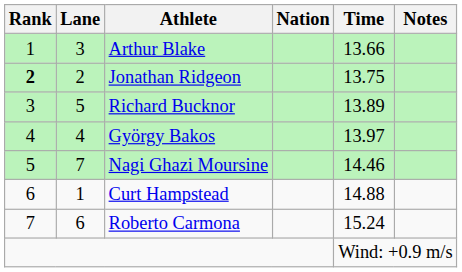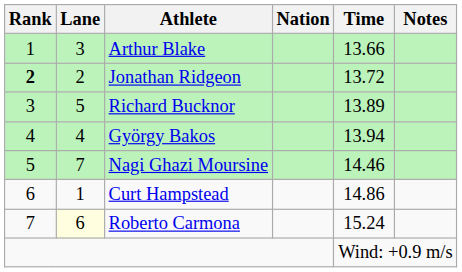(364, 77) 13.75 -> (364, 77) 13.72
(364, 135) 13.97 -> (364, 135) 13.94
(364, 194) 14.88 -> (364, 194) 14.86
(80, 223) no background -> (80, 223) lightyellow background
